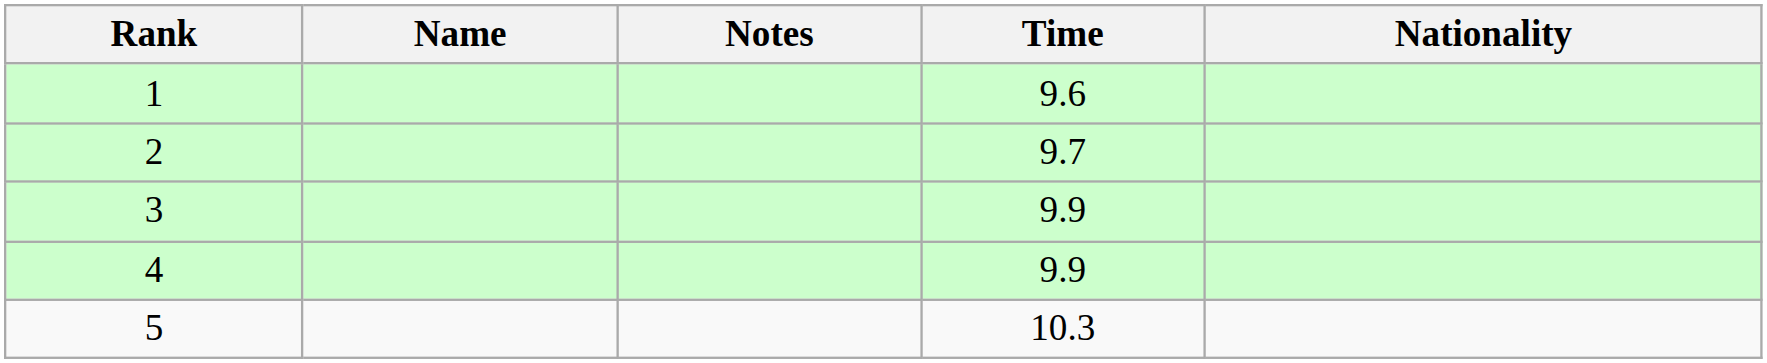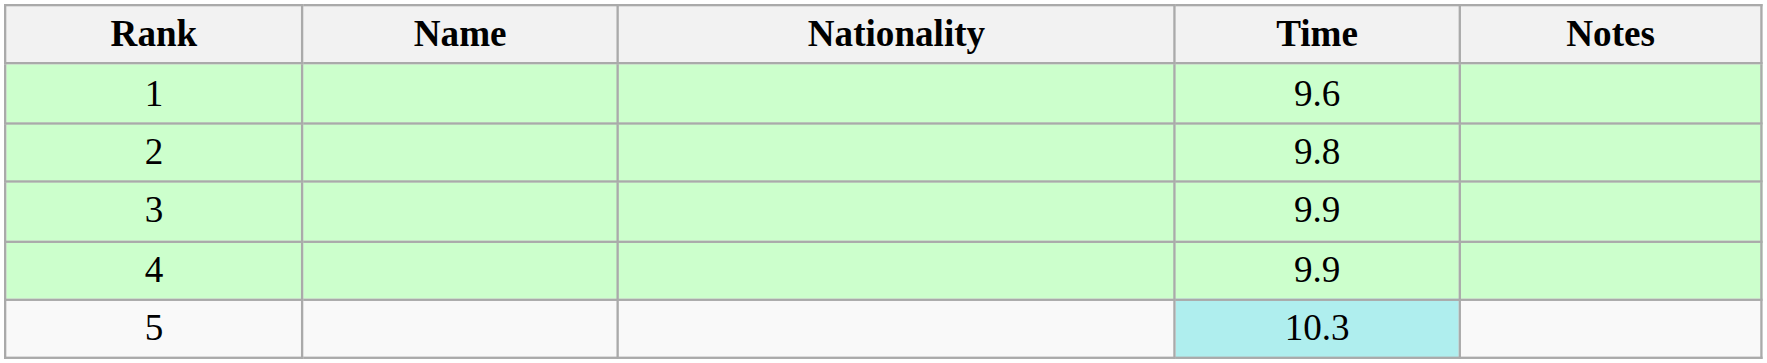columns swapped: (1483, 33) <-> (769, 33)
(1063, 151) 9.7 -> (1317, 151) 9.8
(1063, 328) no background -> (1317, 328) paleturquoise background
